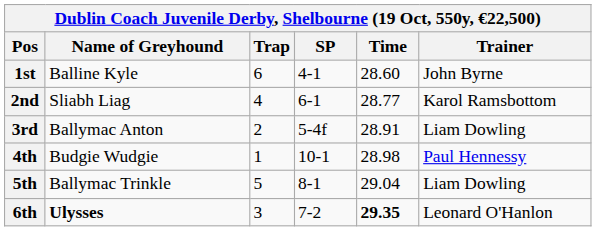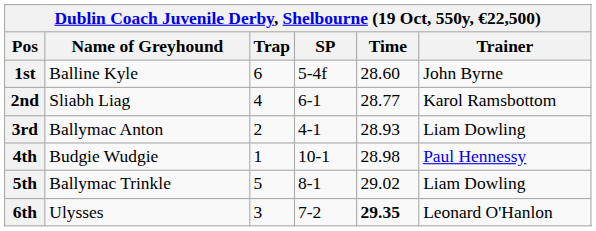(310, 73) 4-1 -> (313, 73) 5-4f
(313, 128) 5-4f -> (310, 128) 4-1
(380, 128) 28.91 -> (380, 128) 28.93
(380, 184) 29.04 -> (380, 184) 29.02
(76, 211) bold -> (76, 211) normal
